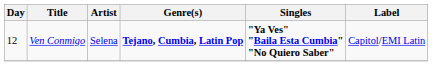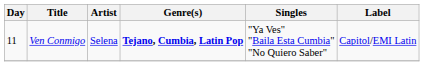(12, 40) 12 -> (12, 40) 11
(296, 40) bold -> (291, 40) normal
